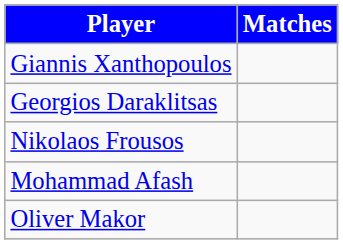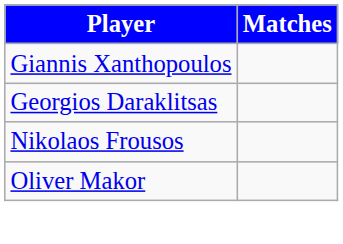- row: (102, 180)
